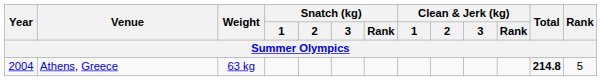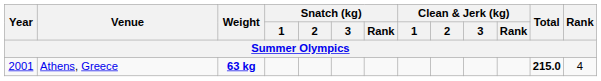(21, 66) 2004 -> (21, 66) 2001
(241, 66) normal -> (241, 66) bold
(547, 66) 214.8 -> (547, 66) 215.0
(580, 66) 5 -> (580, 66) 4
